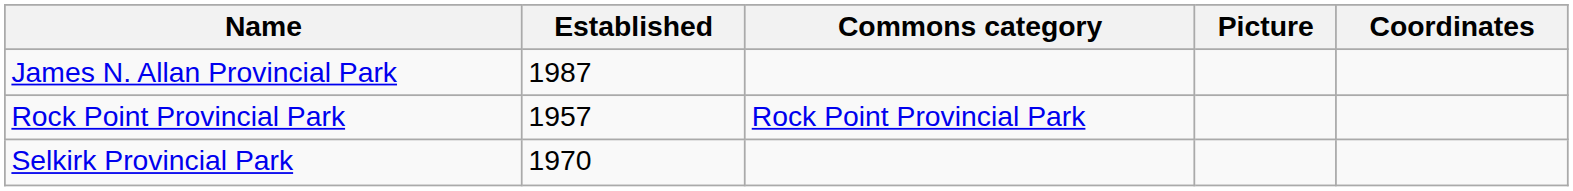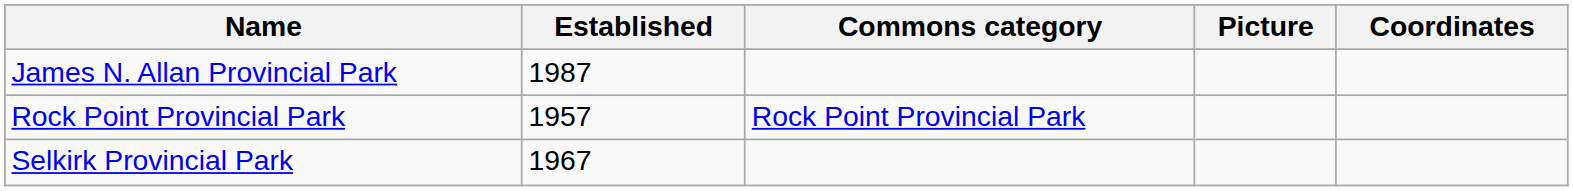(560, 161) 1970 -> (560, 161) 1967
